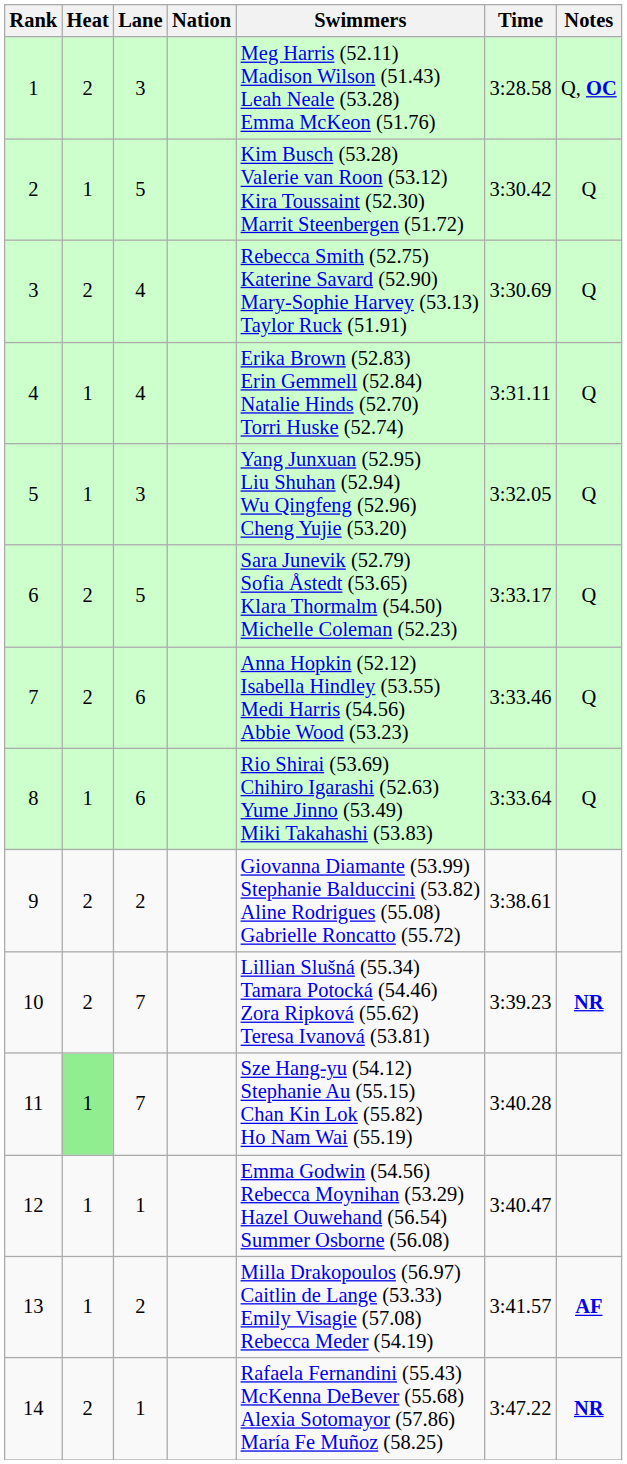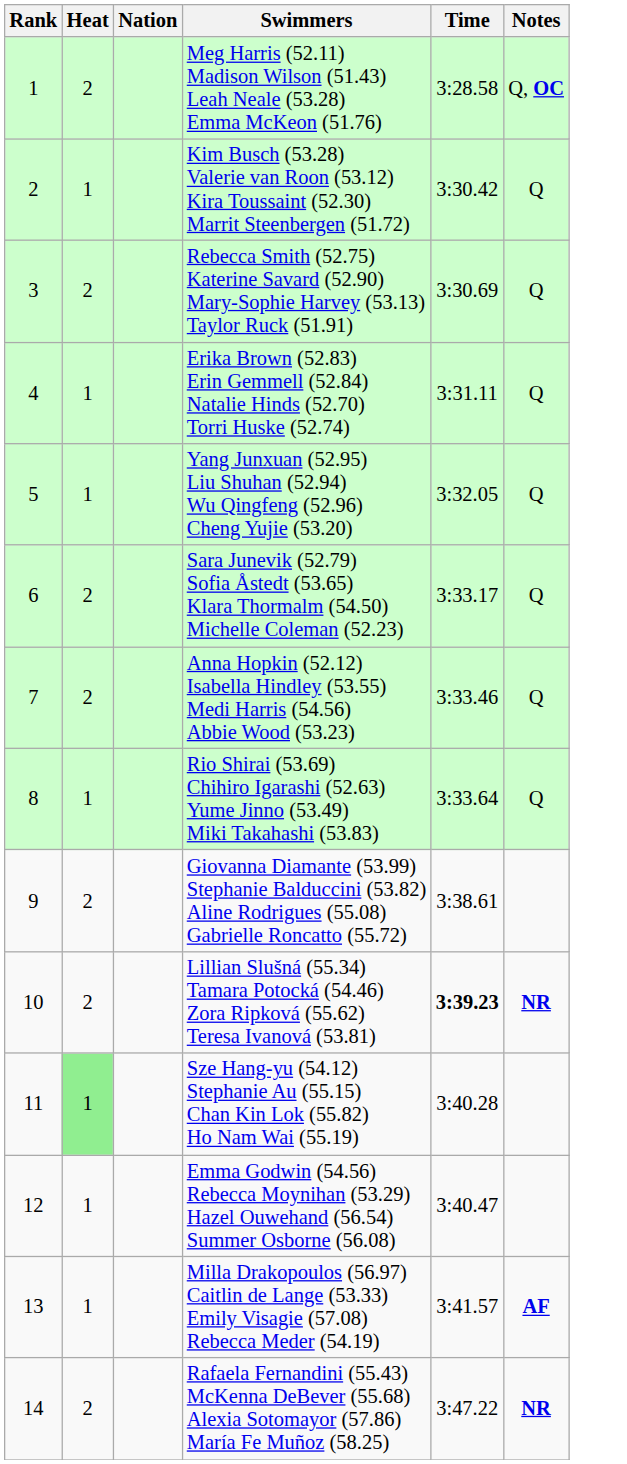- column: (140, 20)
(520, 1002) normal -> (467, 1002) bold
